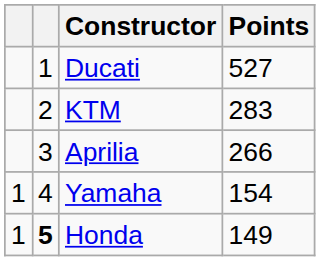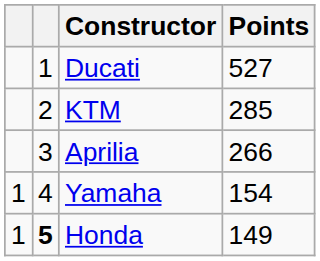(251, 110) 283 -> (251, 110) 285
